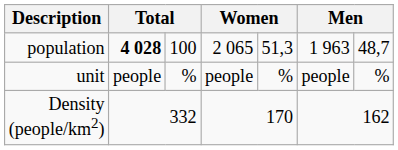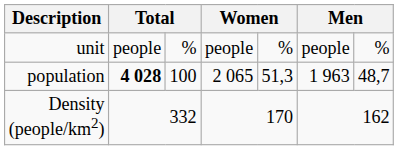rows swapped: (91, 76) <-> (66, 47)
